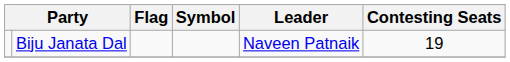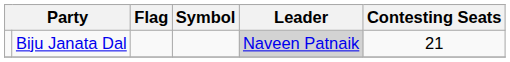(301, 43) no background -> (301, 43) lightgrey background
(434, 43) 19 -> (434, 43) 21
